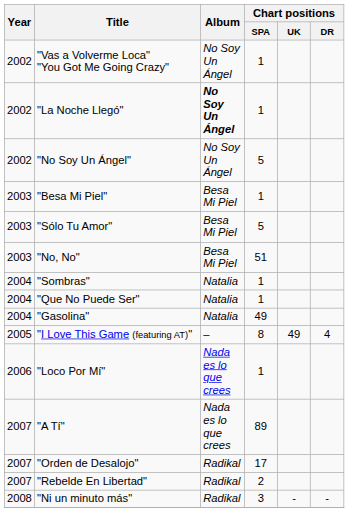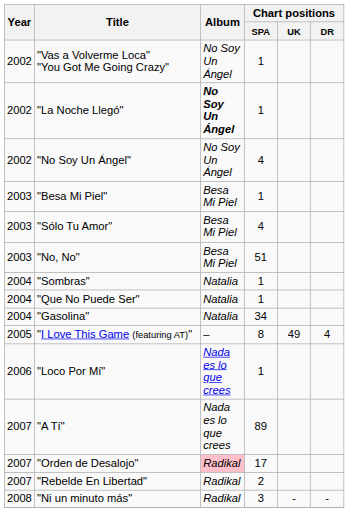(261, 160) 5 -> (261, 160) 4
(261, 227) 5 -> (261, 227) 4
(261, 317) 49 -> (261, 317) 34
(222, 463) no background -> (222, 463) pink background
